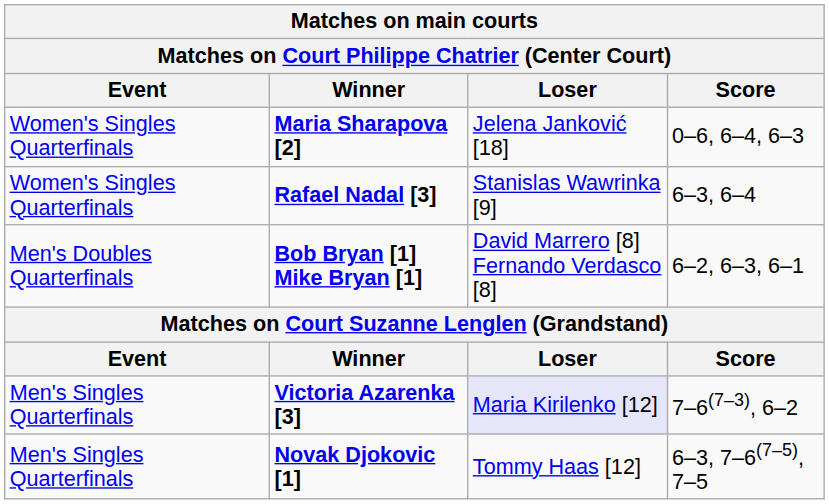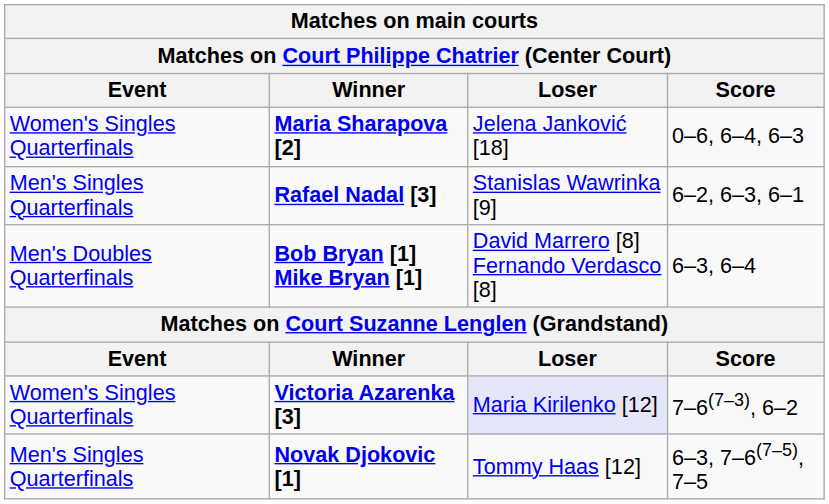(93, 195) Women's Singles Quarterfinals -> (77, 195) Men's Singles Quarterfinals
(714, 195) 6–3, 6–4 -> (738, 195) 6–2, 6–3, 6–1
(738, 265) 6–2, 6–3, 6–1 -> (714, 265) 6–3, 6–4
(77, 405) Men's Singles Quarterfinals -> (93, 405) Women's Singles Quarterfinals
